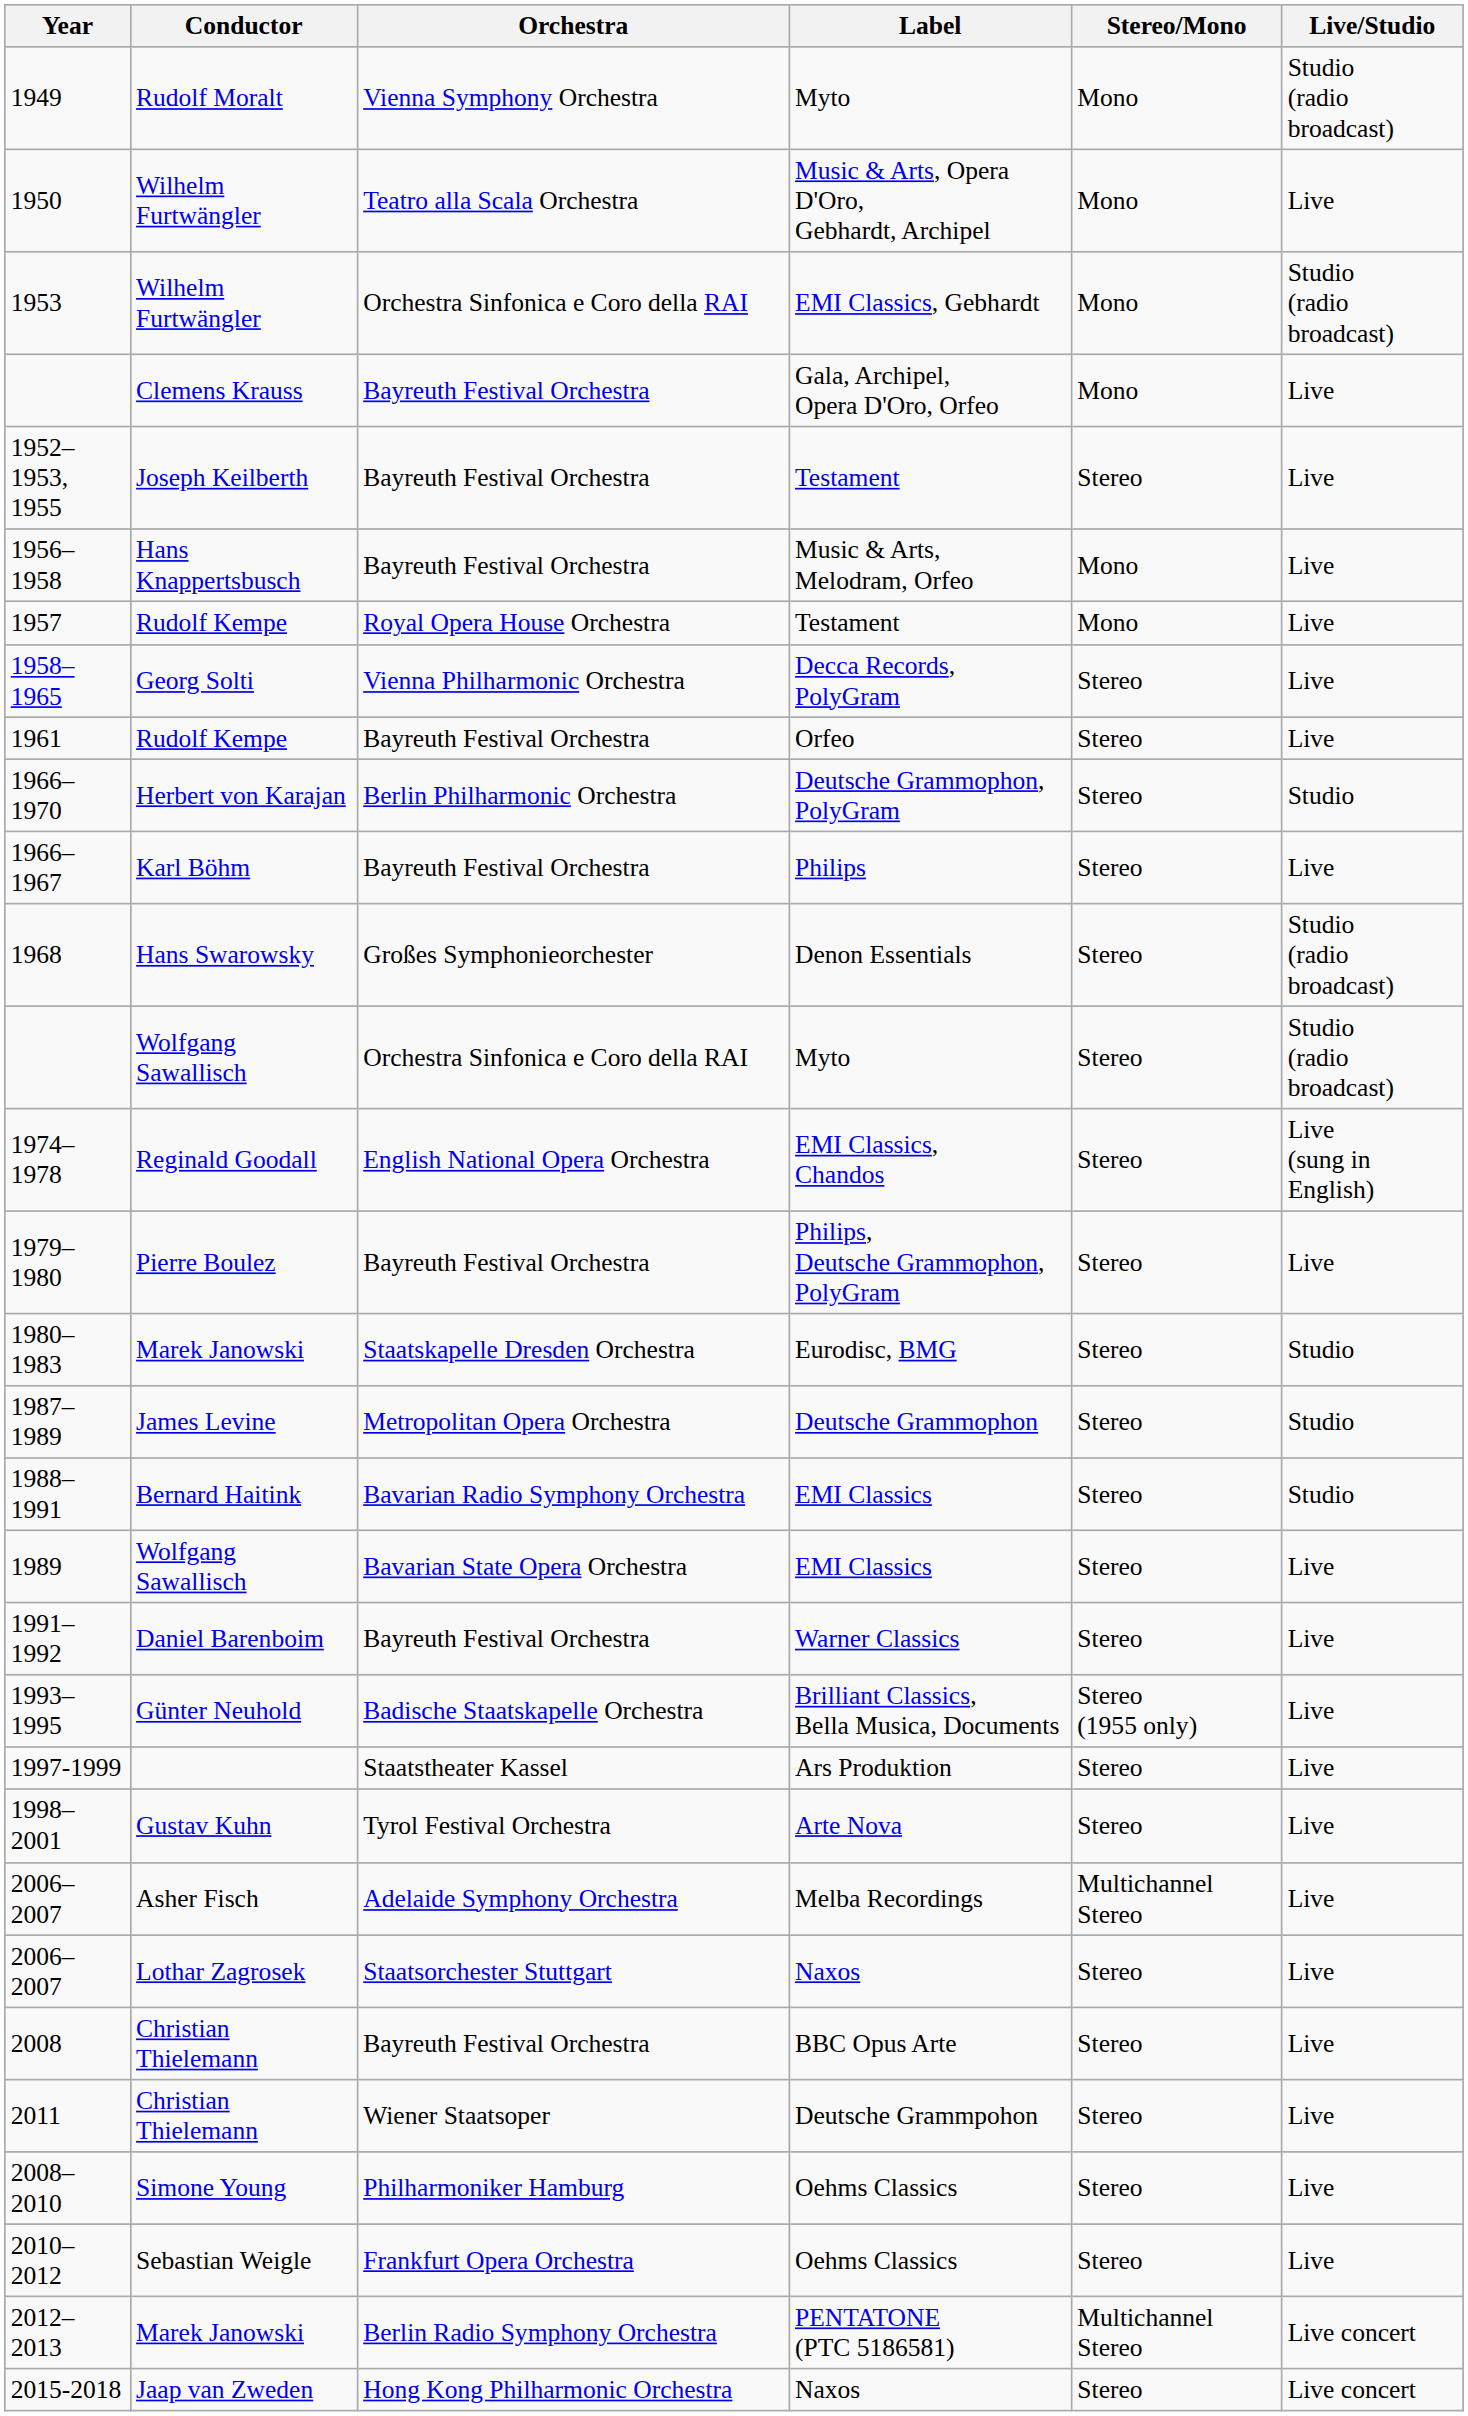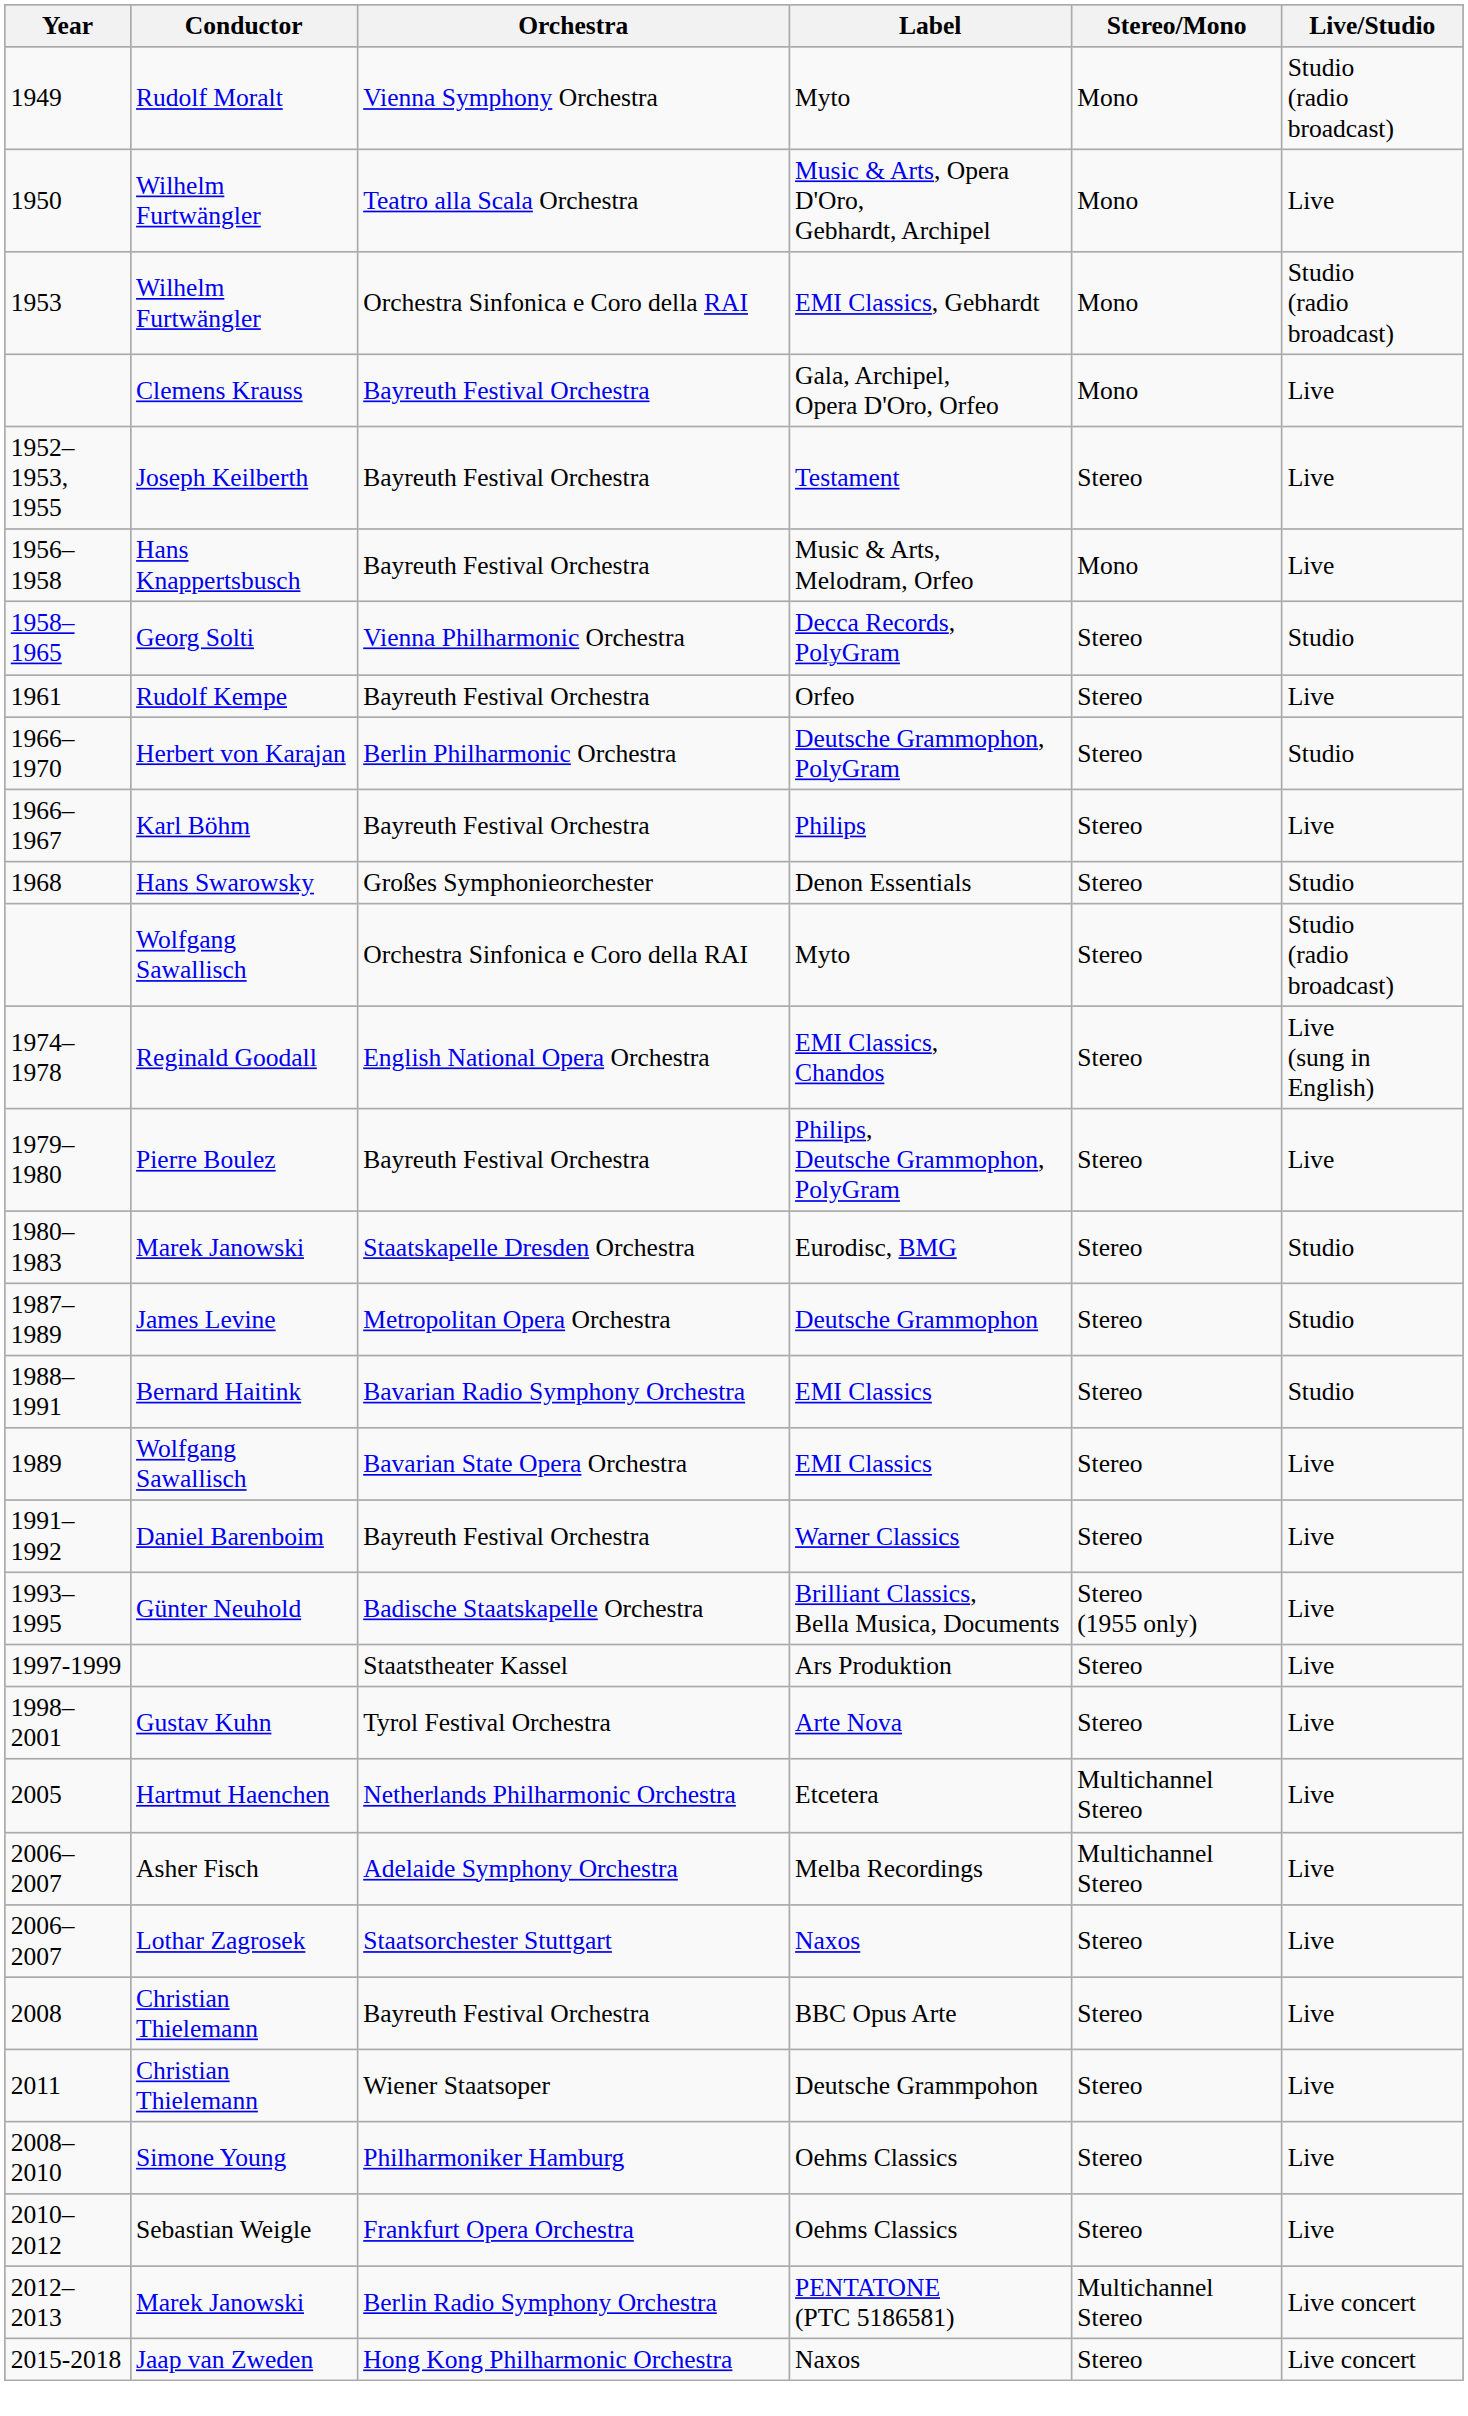- row: (36, 622)
(1311, 680) Live -> (1321, 637) Studio
(1341, 954) Studio (radio broadcast) -> (1321, 882) Studio
+ row: (36, 1795)
